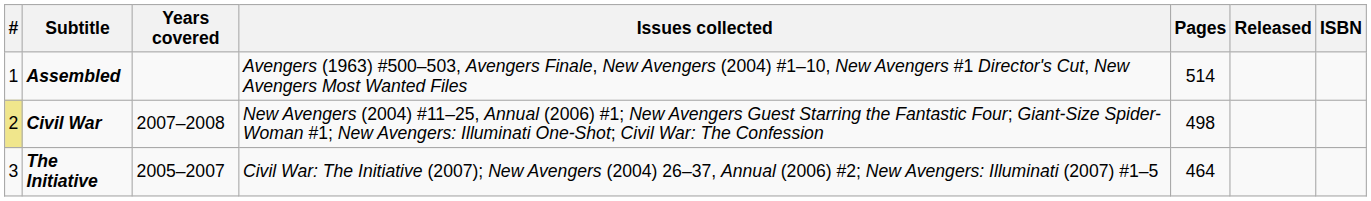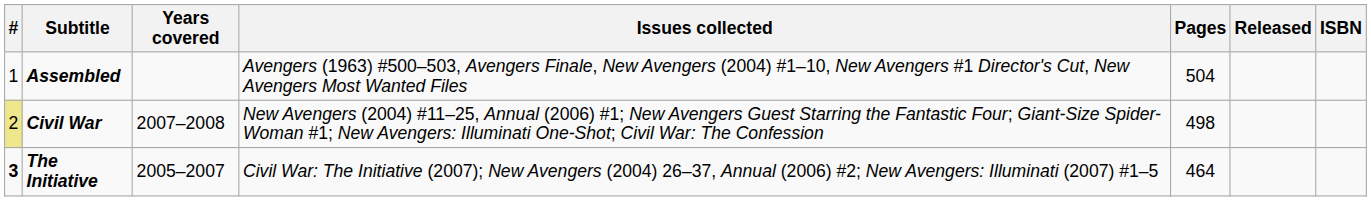(1200, 76) 514 -> (1200, 76) 504
(14, 171) normal -> (14, 171) bold
